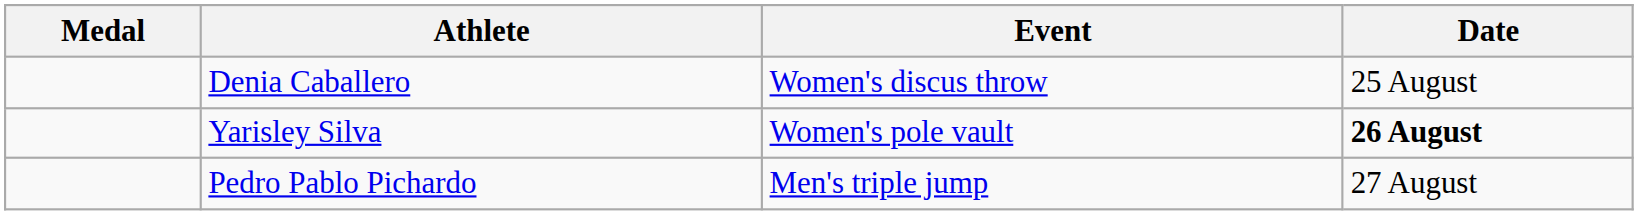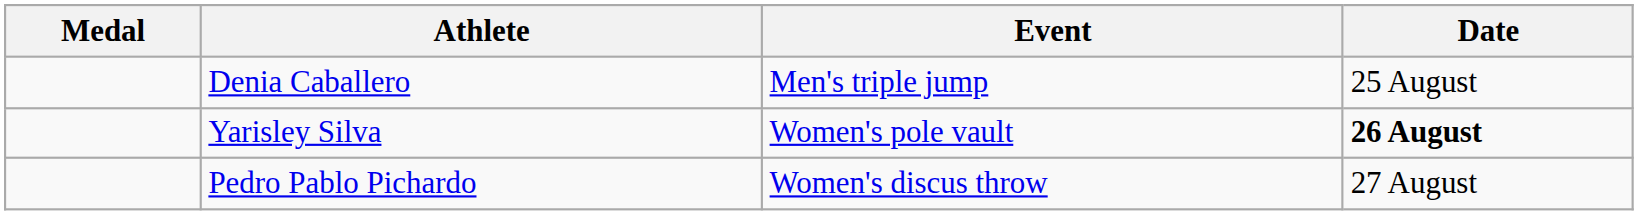(909, 81) Women's discus throw -> (879, 81) Men's triple jump
(879, 183) Men's triple jump -> (909, 183) Women's discus throw
